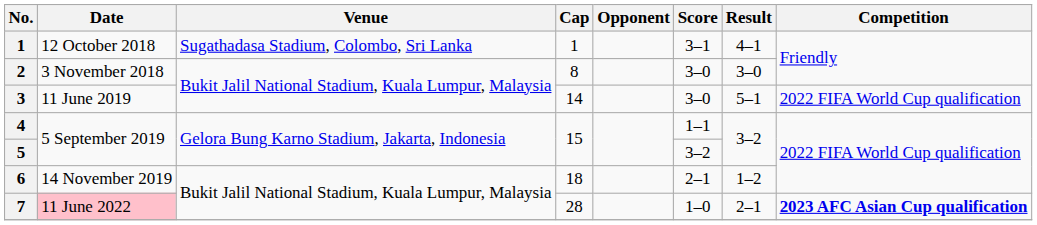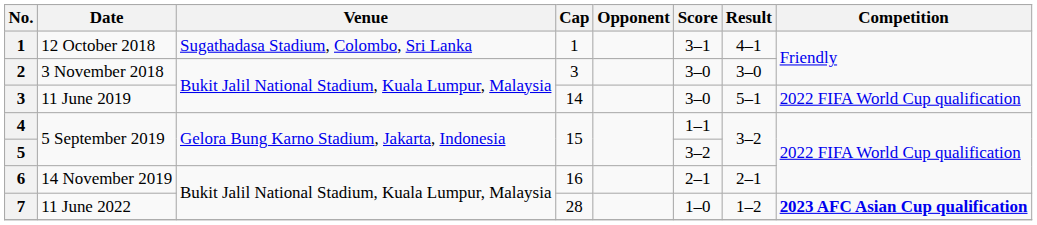(574, 71) 8 -> (574, 71) 3
(574, 179) 18 -> (574, 179) 16
(749, 179) 1–2 -> (749, 179) 2–1
(86, 206) pink background -> (86, 206) no background
(749, 206) 2–1 -> (749, 206) 1–2
